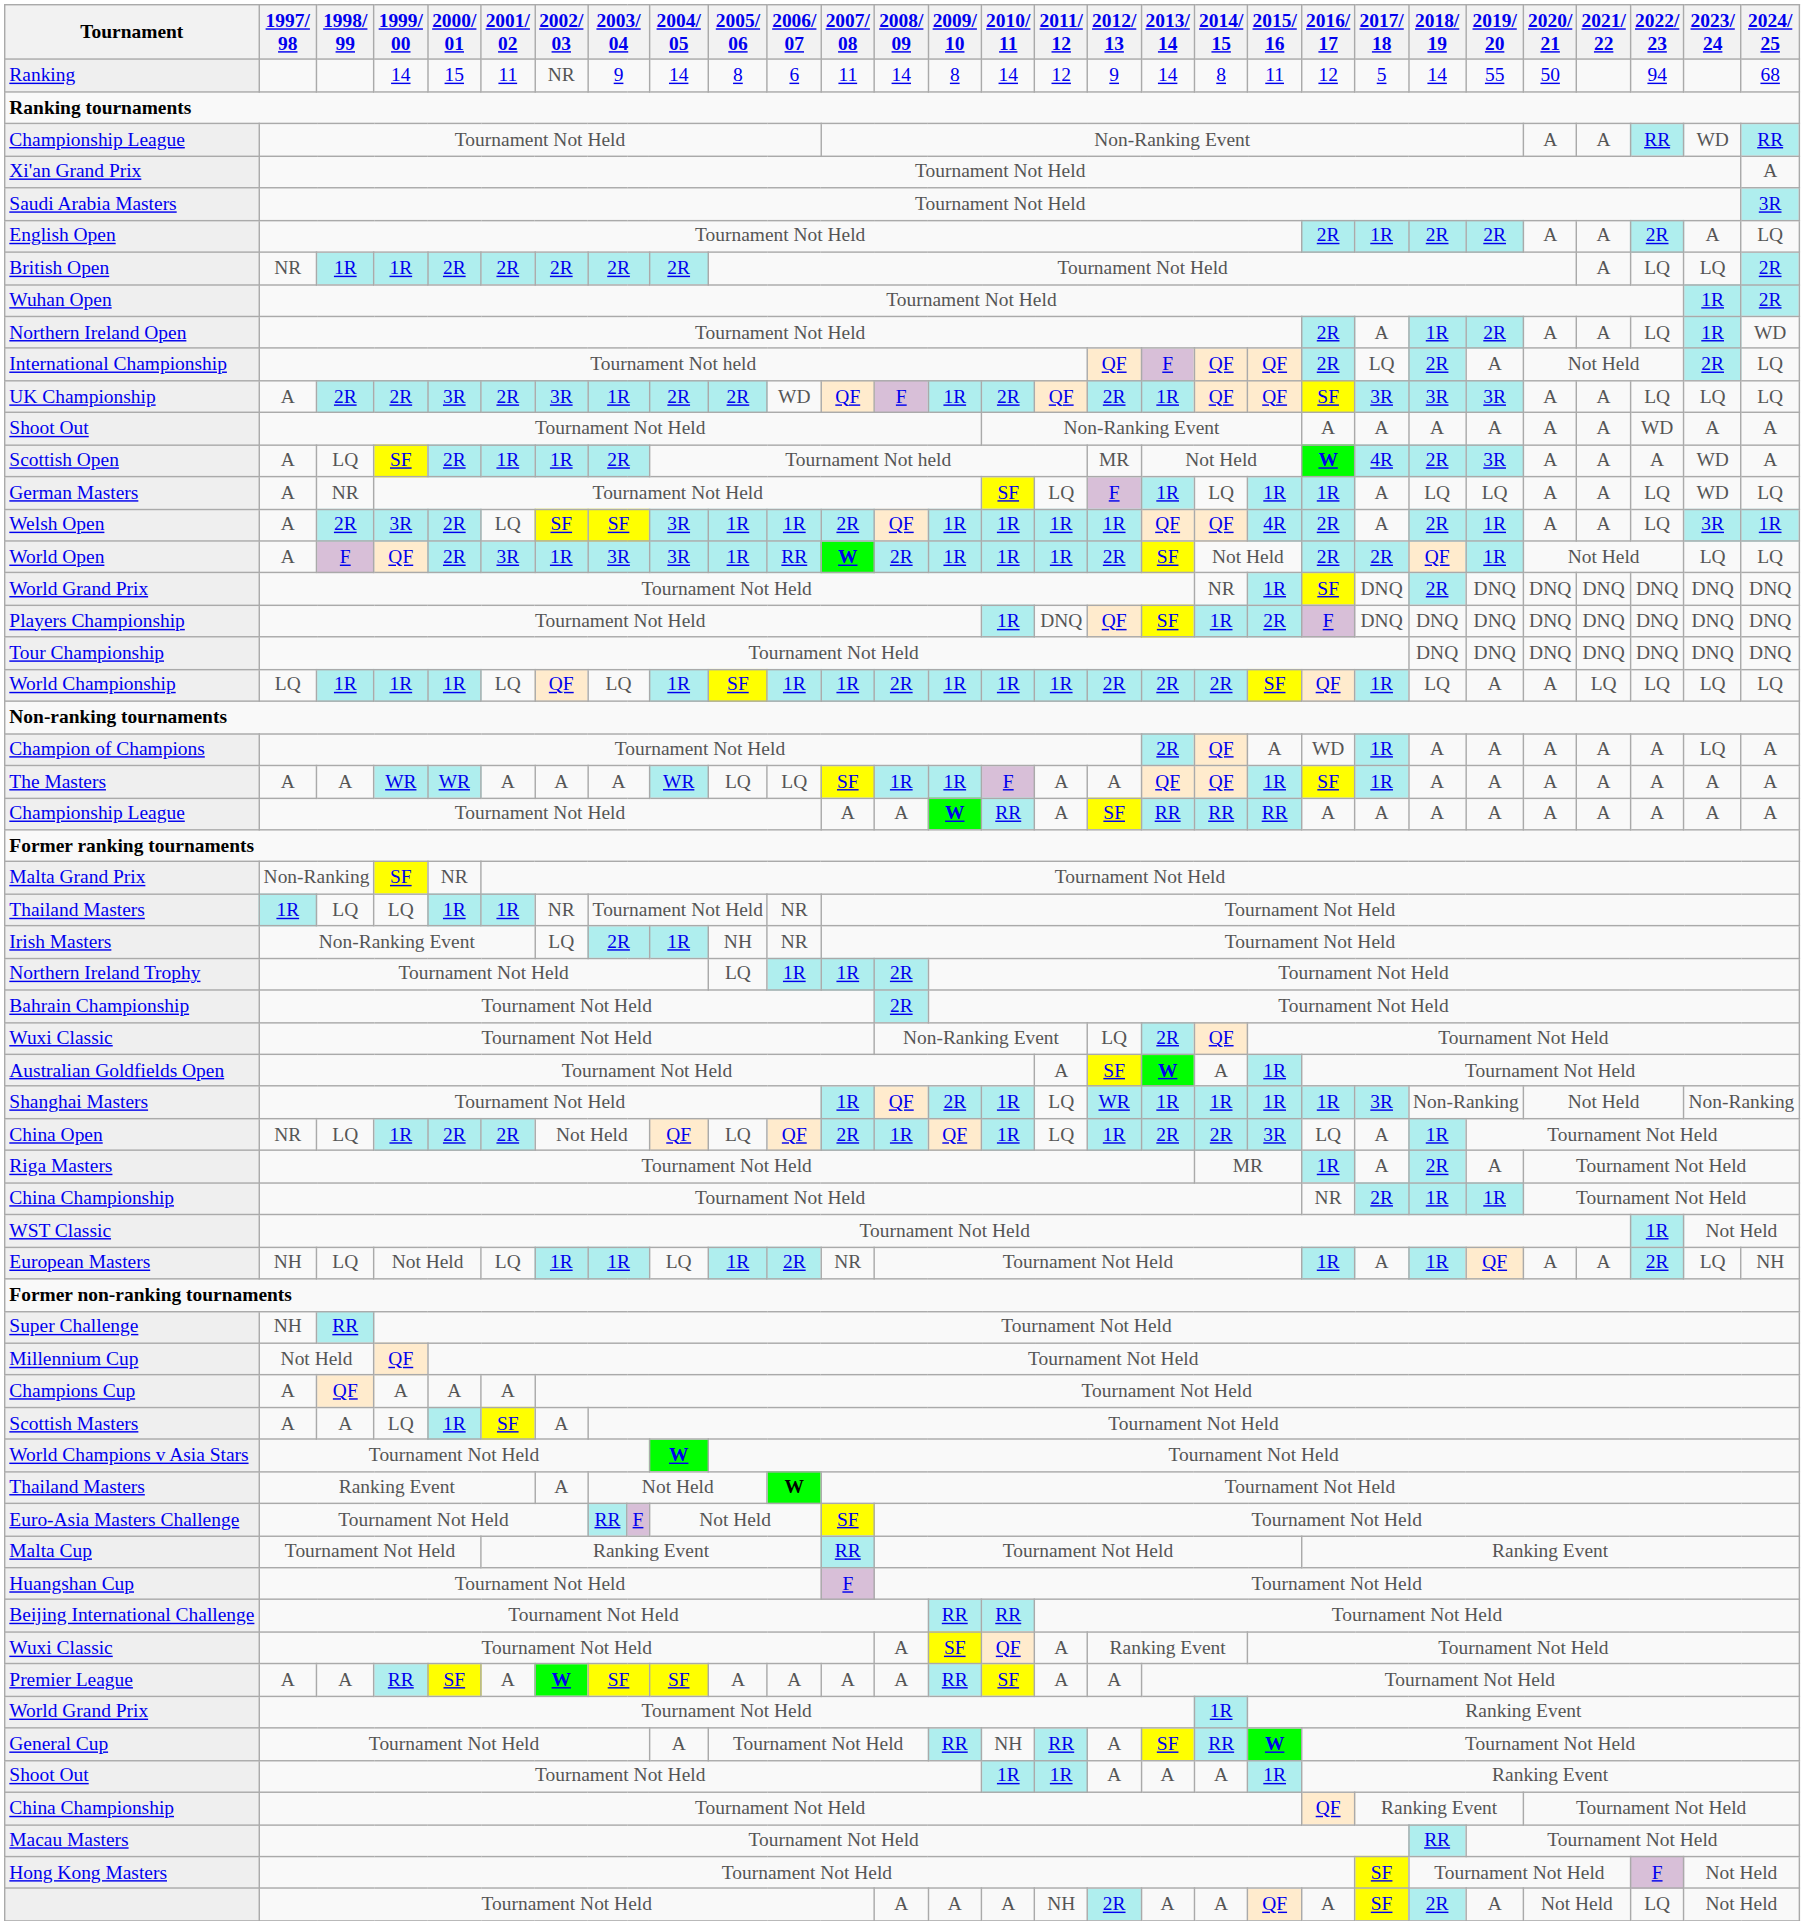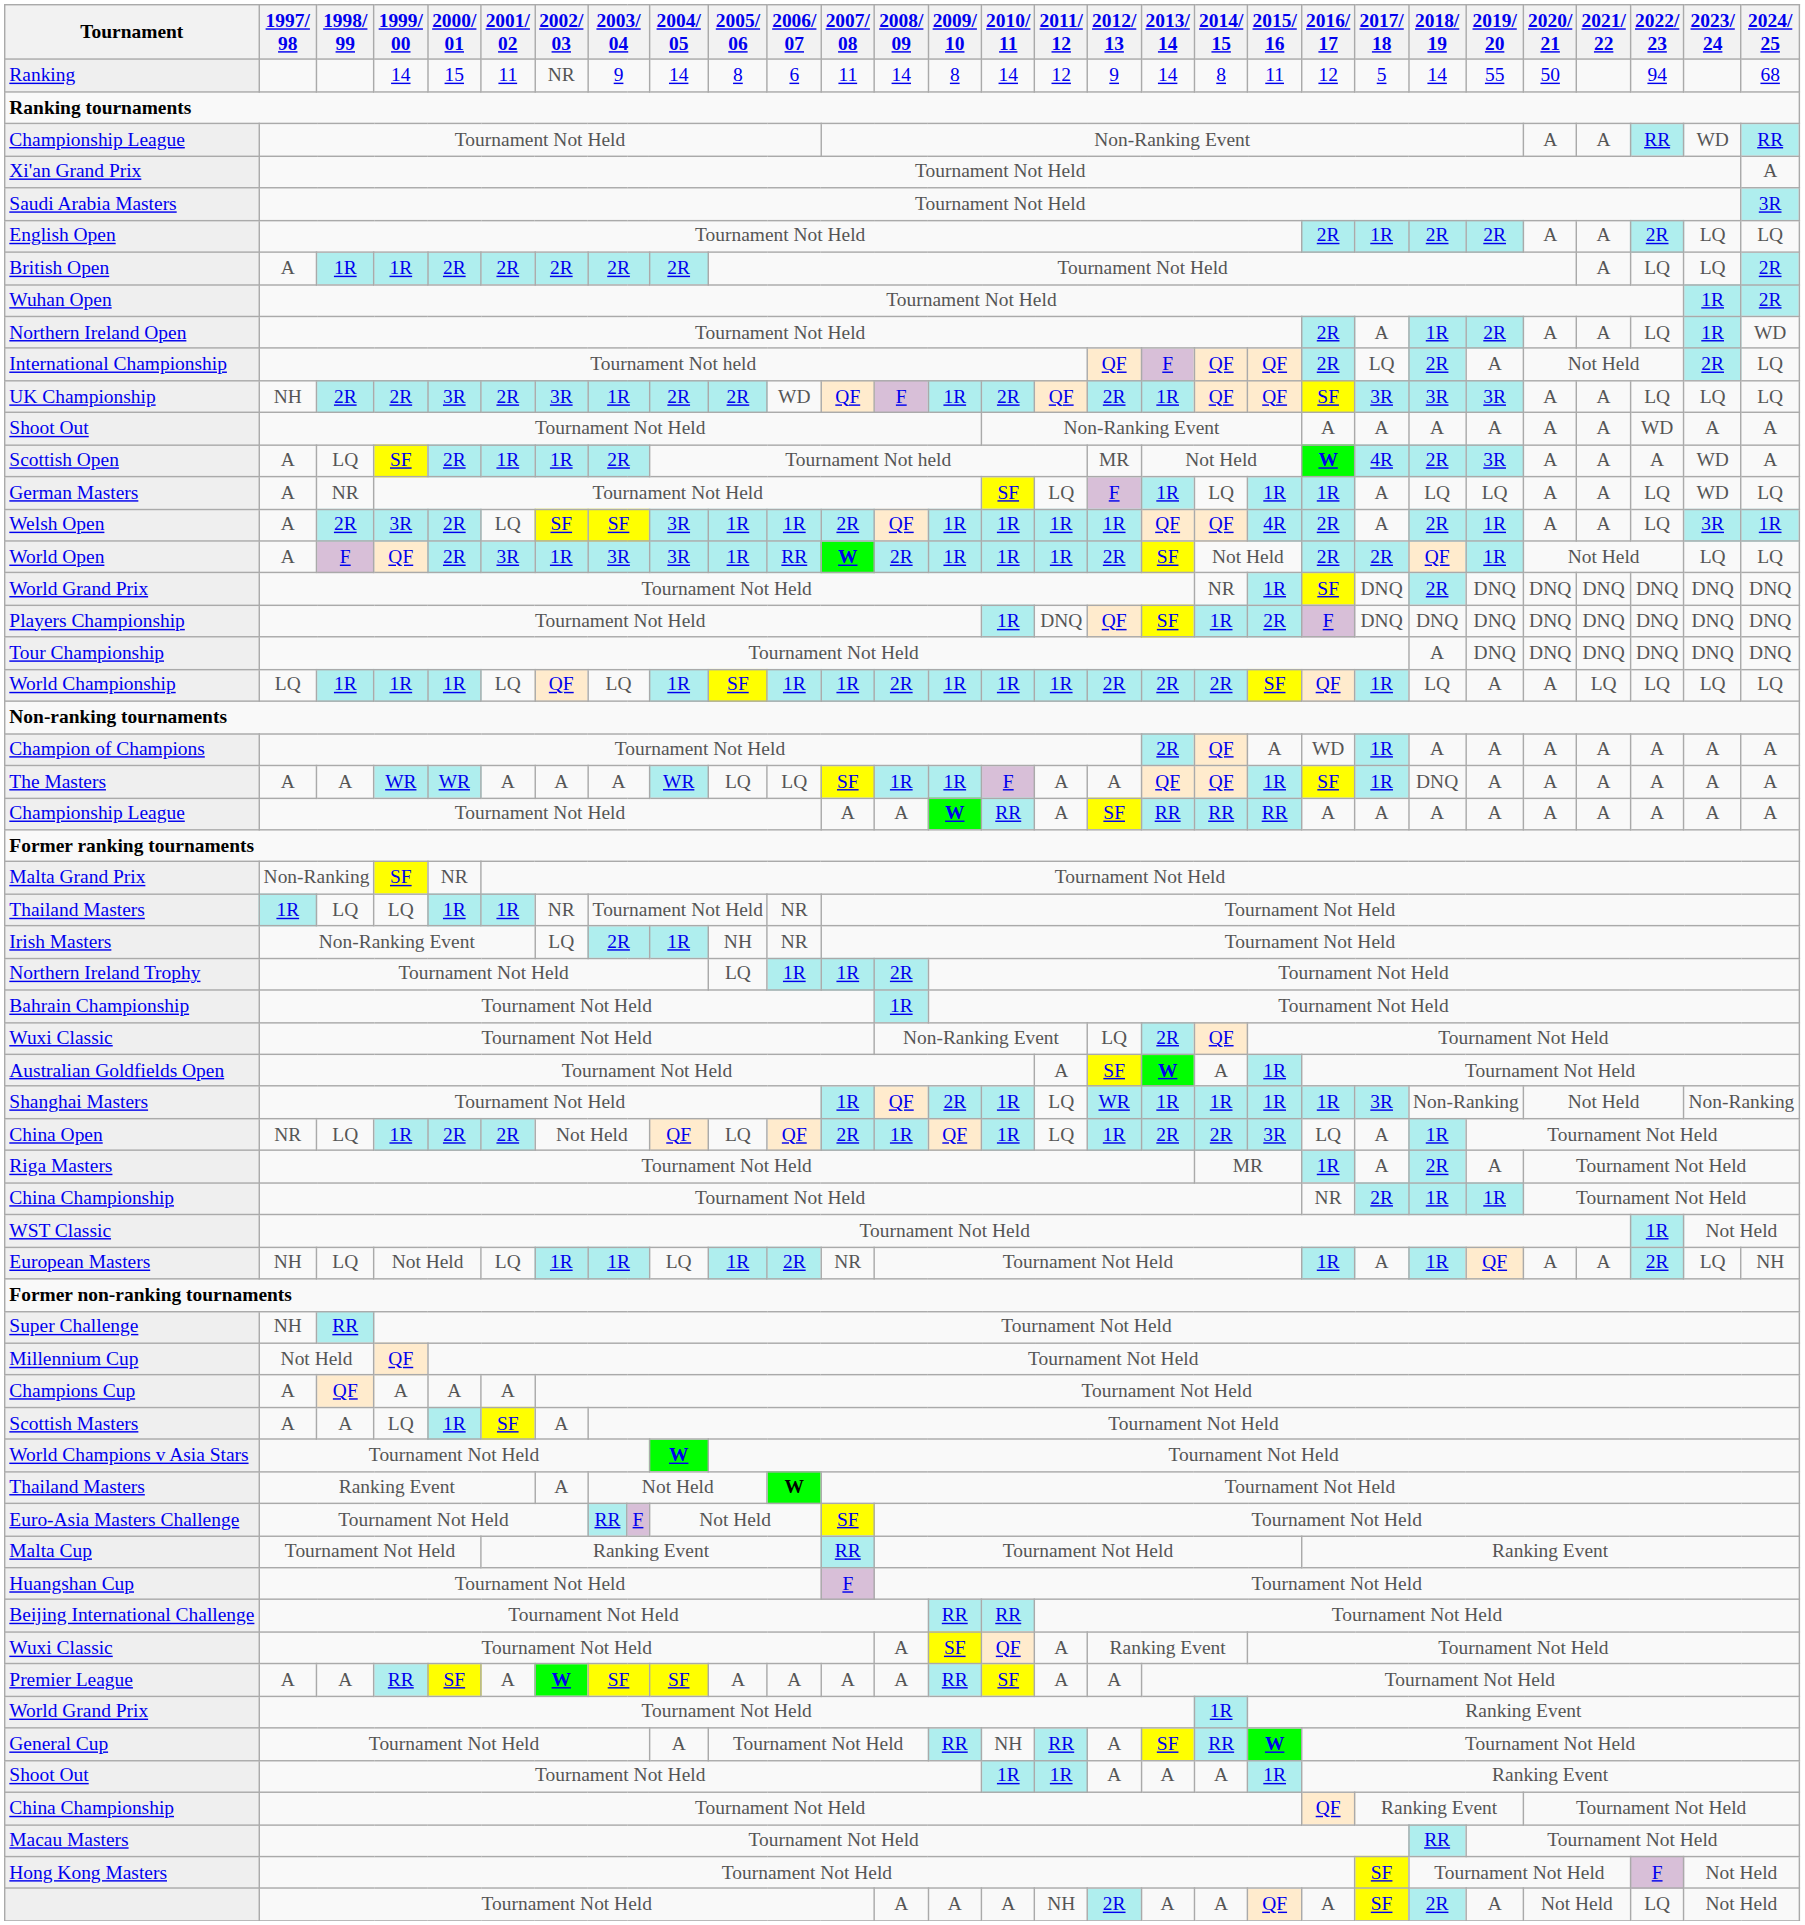(1713, 235) A -> (1713, 235) LQ
(288, 267) NR -> (288, 267) A
(288, 395) A -> (288, 395) NH
(1437, 652) DNQ -> (1437, 652) A
(1713, 748) LQ -> (1713, 748) A
(1437, 780) A -> (1437, 780) DNQ
(901, 1005) 2R -> (901, 1005) 1R
